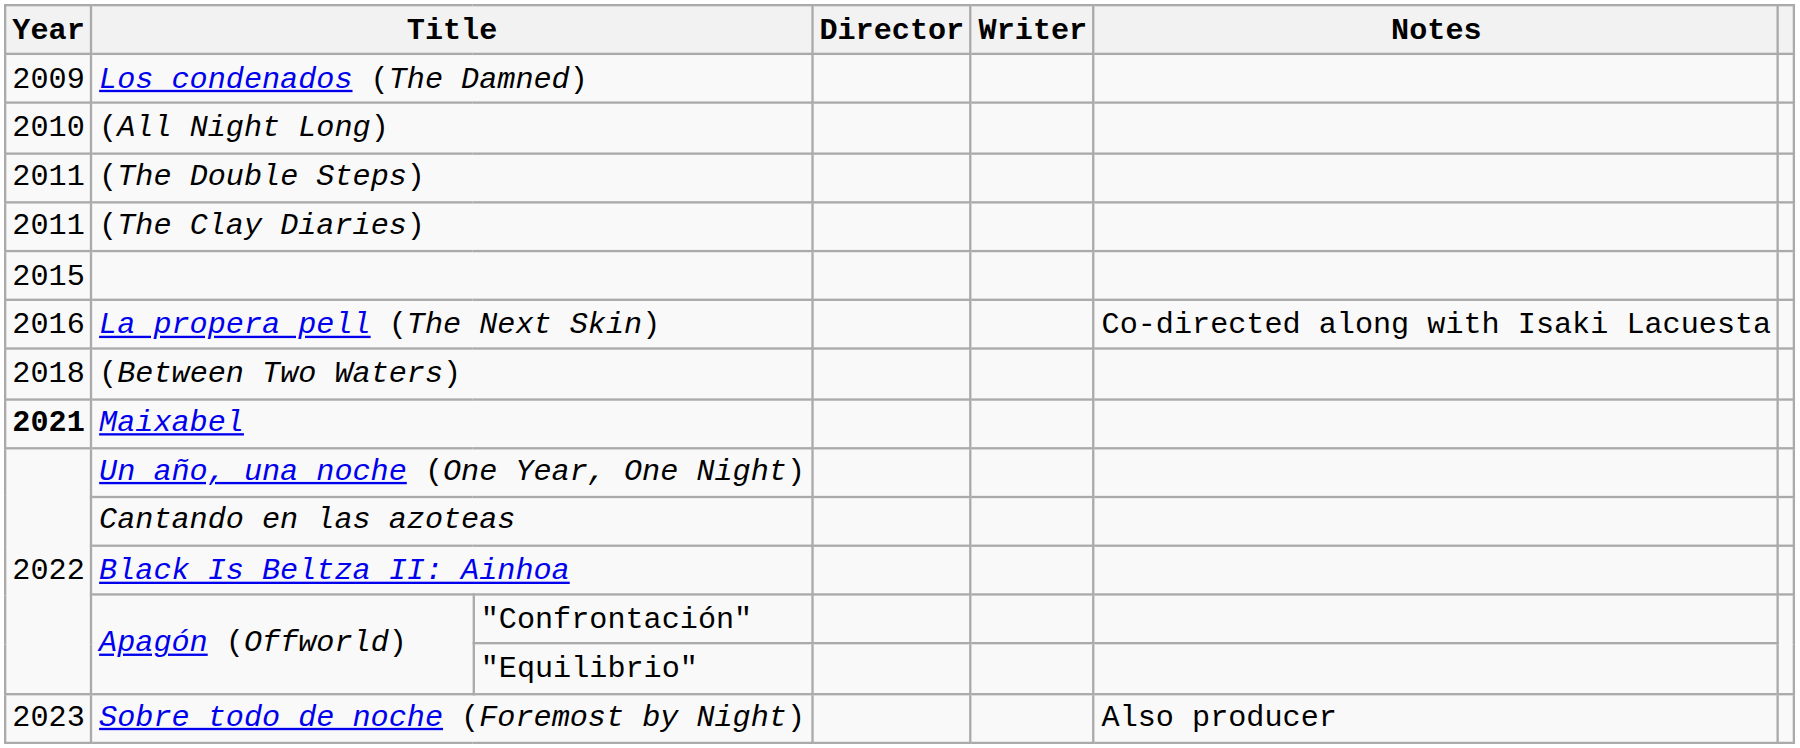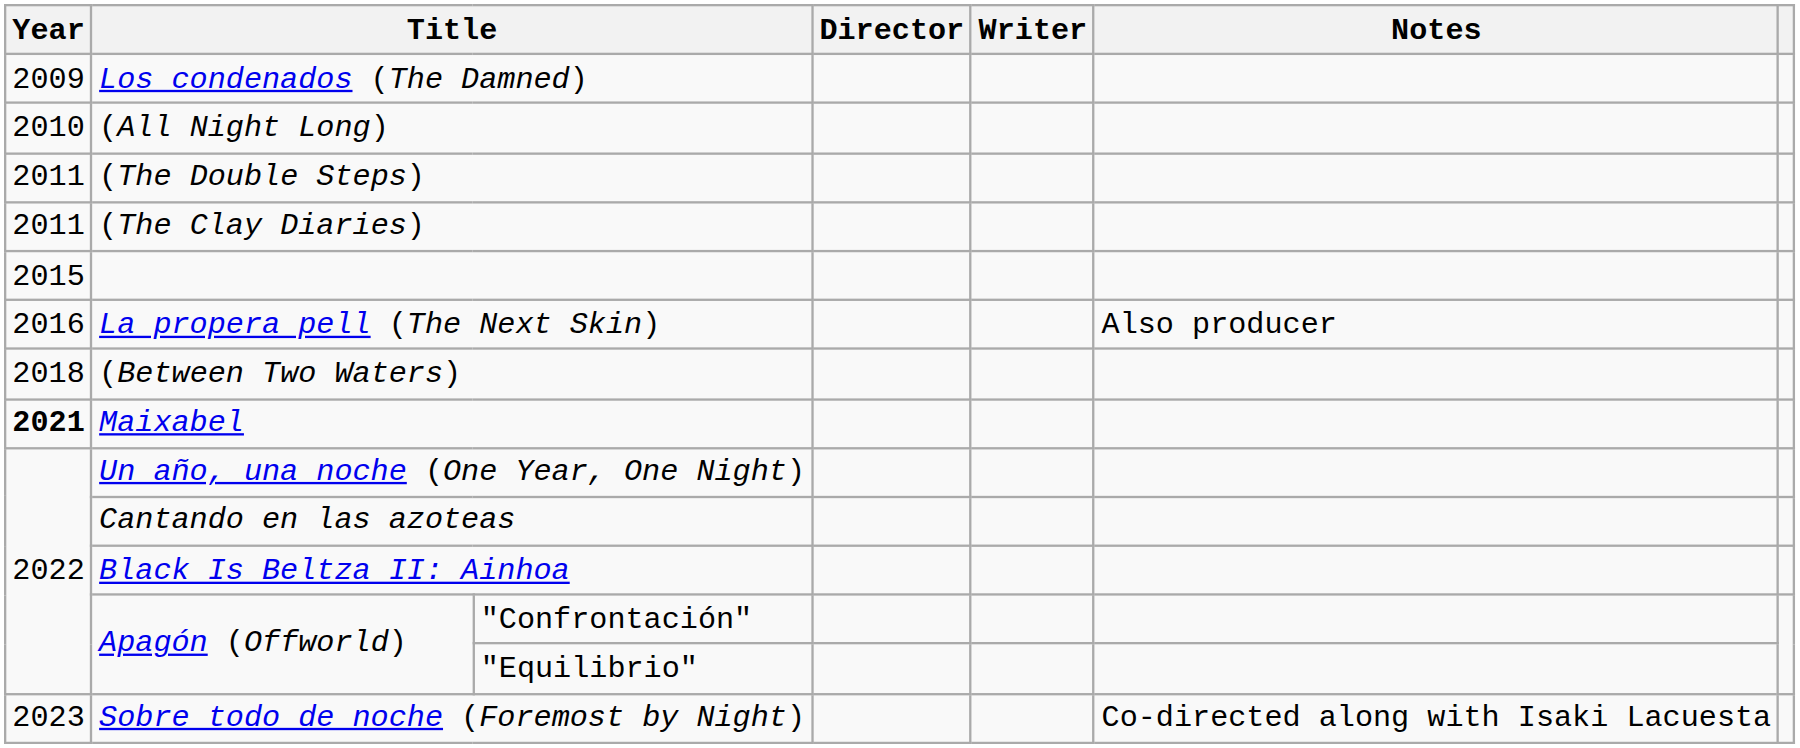(1436, 325) Co-directed along with Isaki Lacuesta -> (1219, 325) Also producer
(1219, 718) Also producer -> (1436, 718) Co-directed along with Isaki Lacuesta
